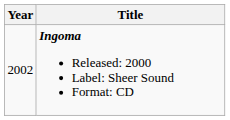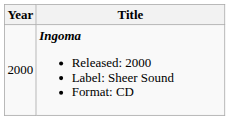(20, 70) 2002 -> (20, 70) 2000
